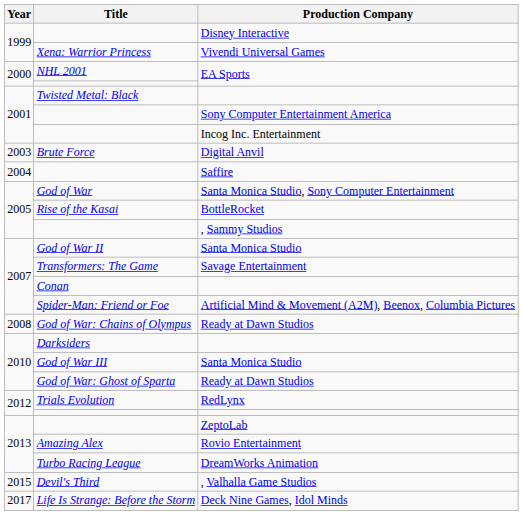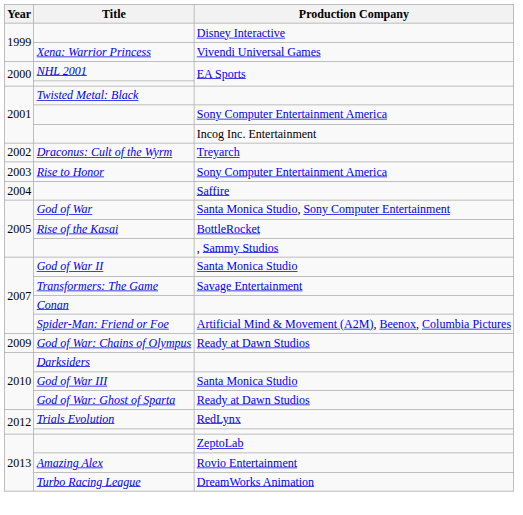+ row: (104, 152)
- row: (66, 152)
+ row: (70, 171)
(19, 324) 2008 -> (19, 343) 2009
- row: (68, 481)
- row: (116, 500)
